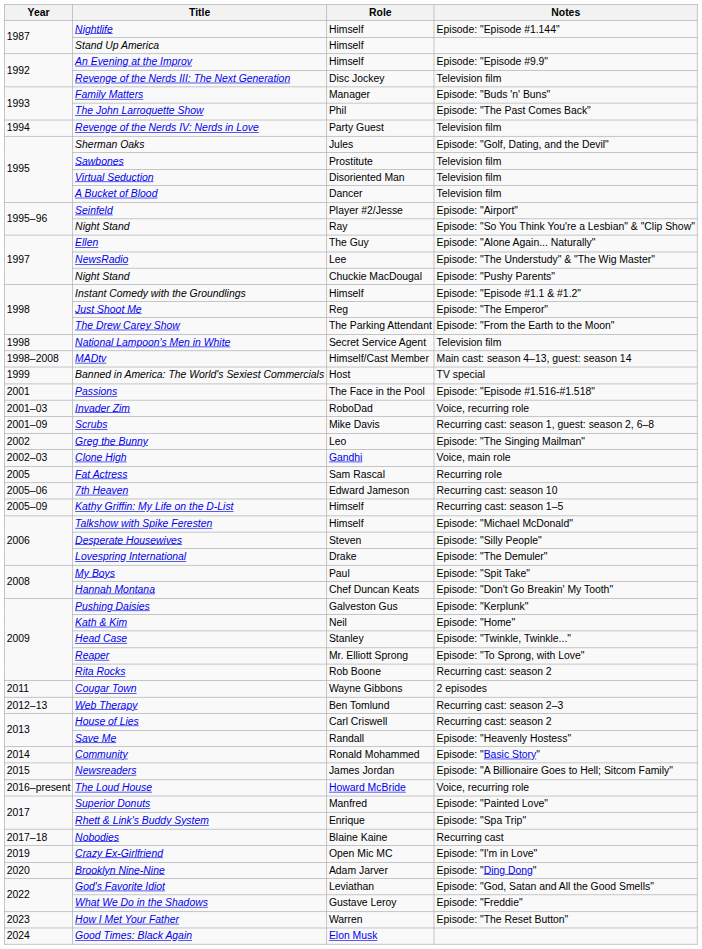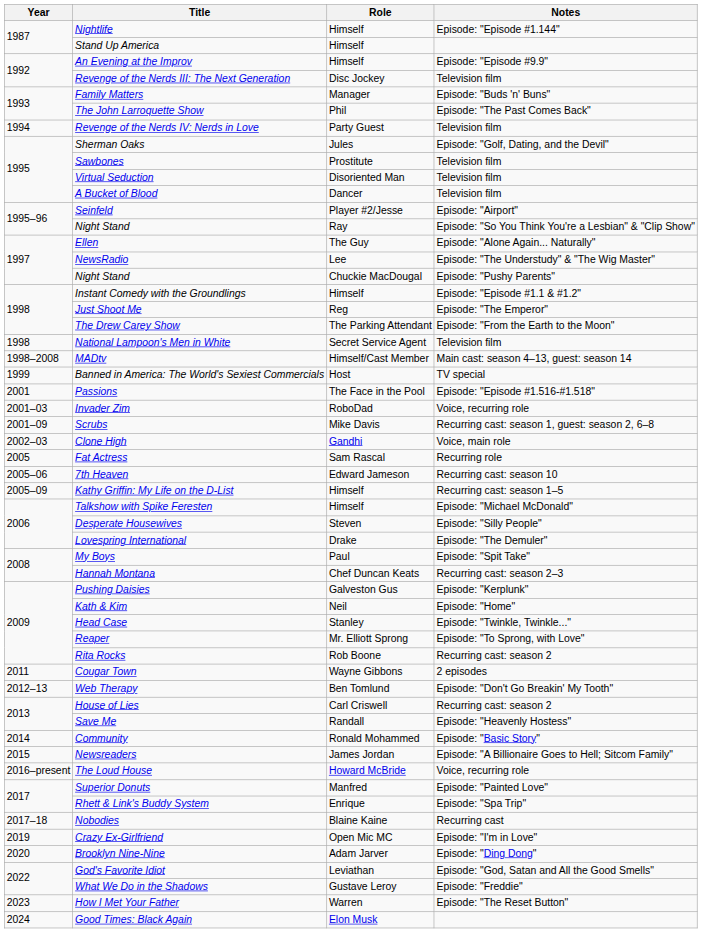- row: (112, 441)
(525, 590) Episode: "Don't Go Breakin' My Tooth" -> (500, 573) Recurring cast: season 2–3
(500, 705) Recurring cast: season 2–3 -> (525, 688) Episode: "Don't Go Breakin' My Tooth"
